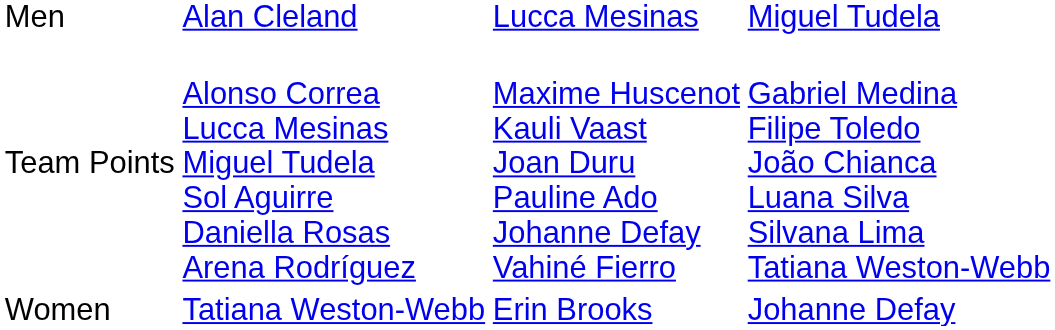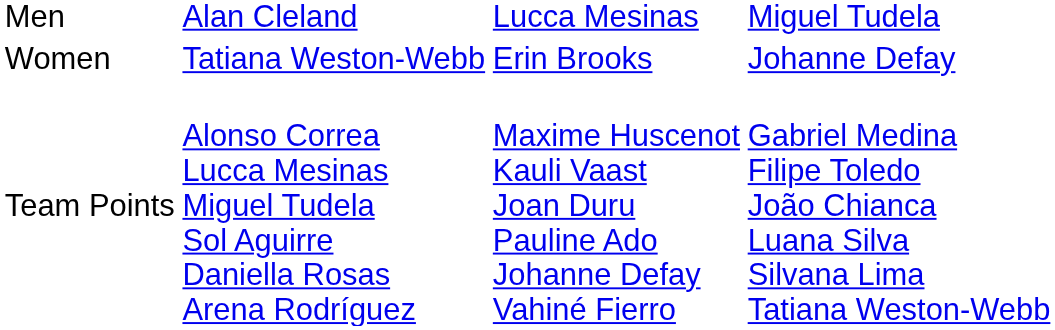rows swapped: (58, 310) <-> (90, 163)
